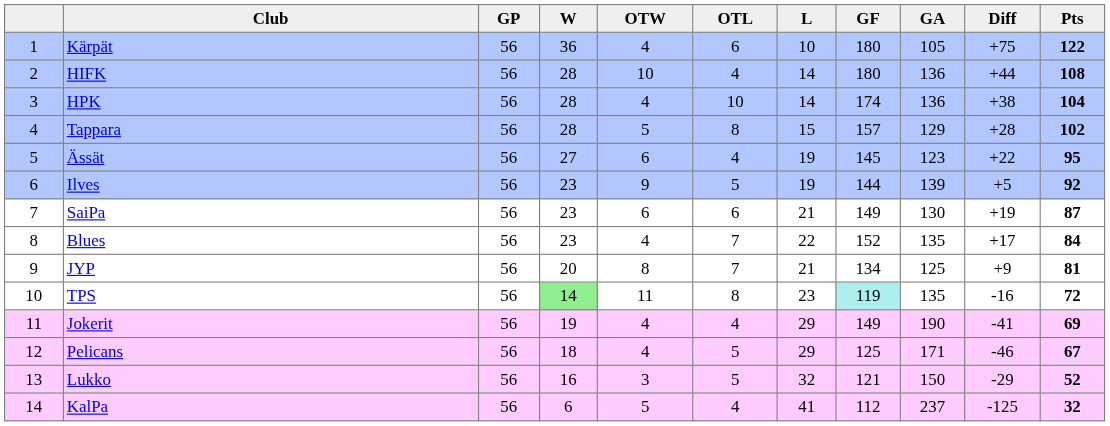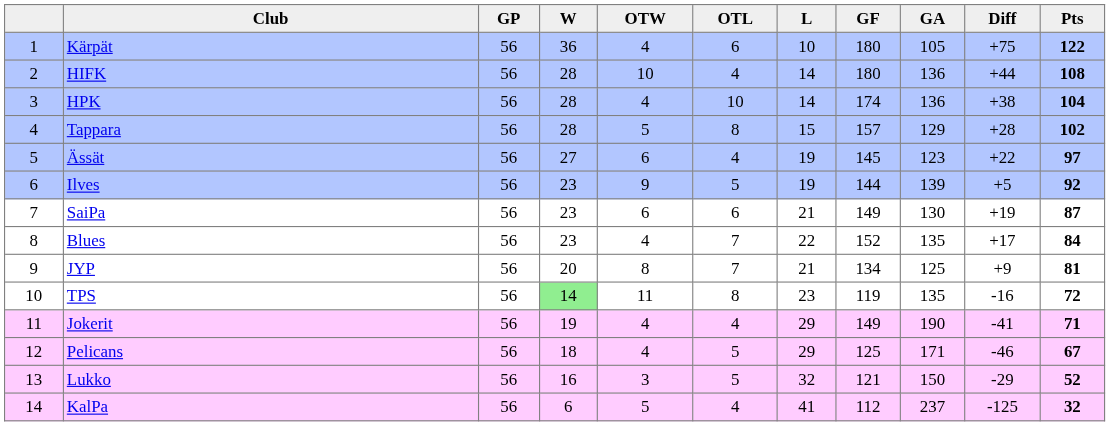(1072, 157) 95 -> (1072, 157) 97
(868, 295) paleturquoise background -> (868, 295) no background
(1072, 323) 69 -> (1072, 323) 71
